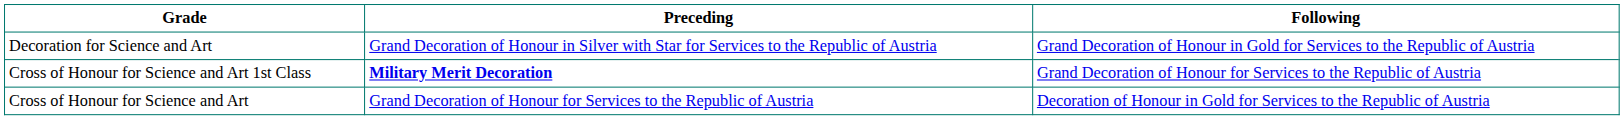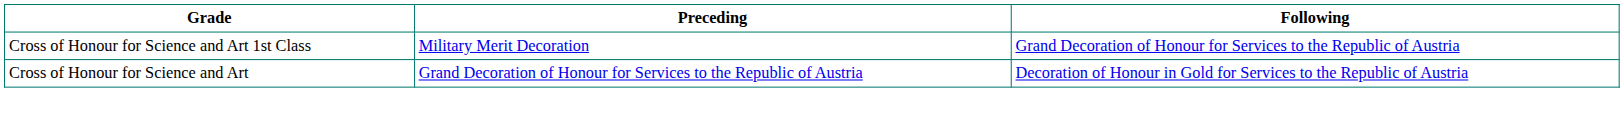- row: (111, 45)
(461, 73) bold -> (504, 45) normal
